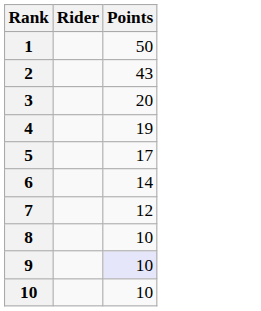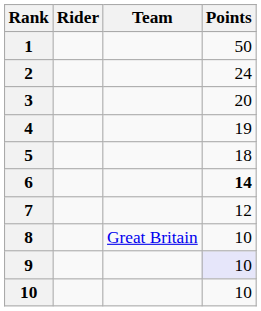+ column: (152, 18)
(144, 73) 43 -> (243, 73) 24
(144, 155) 17 -> (243, 155) 18
(144, 182) normal -> (243, 182) bold
